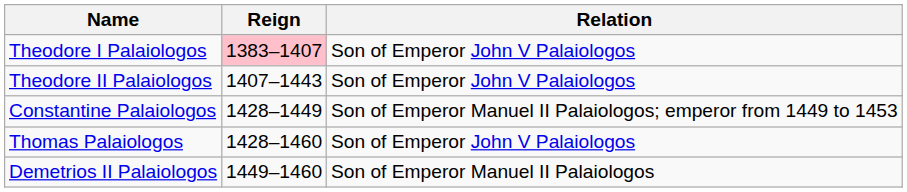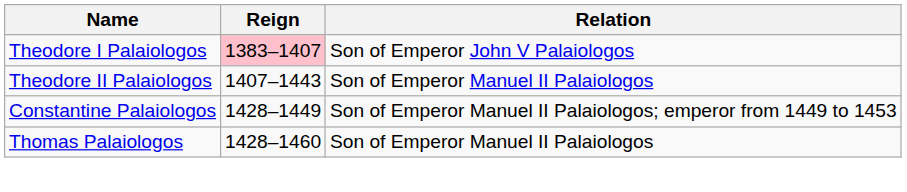(483, 80) Son of Emperor John V Palaiologos -> (492, 80) Son of Emperor Manuel II Palaiologos
(483, 141) Son of Emperor John V Palaiologos -> (492, 141) Son of Emperor Manuel II Palaiologos
- row: (113, 171)
